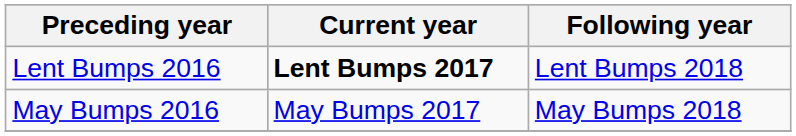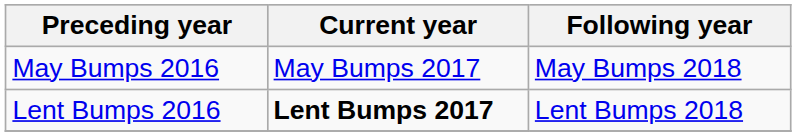rows swapped: (116, 67) <-> (116, 109)
